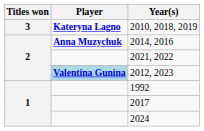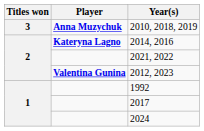(87, 27) Kateryna Lagno -> (87, 27) Anna Muzychuk
(87, 42) Anna Muzychuk -> (87, 42) Kateryna Lagno
(89, 73) lightblue background -> (89, 73) no background
